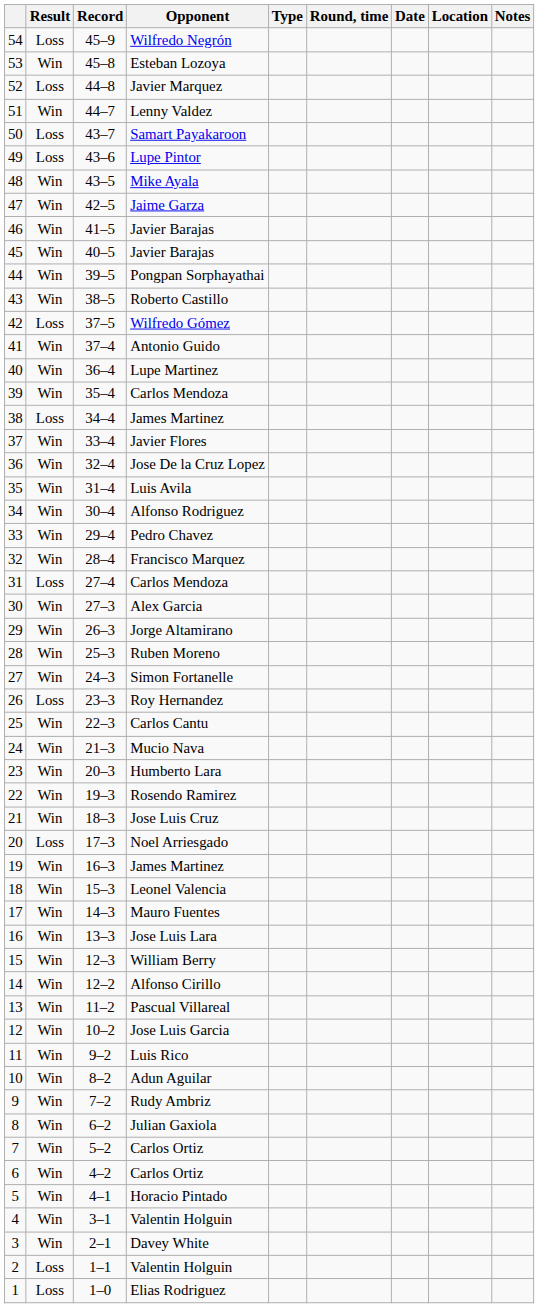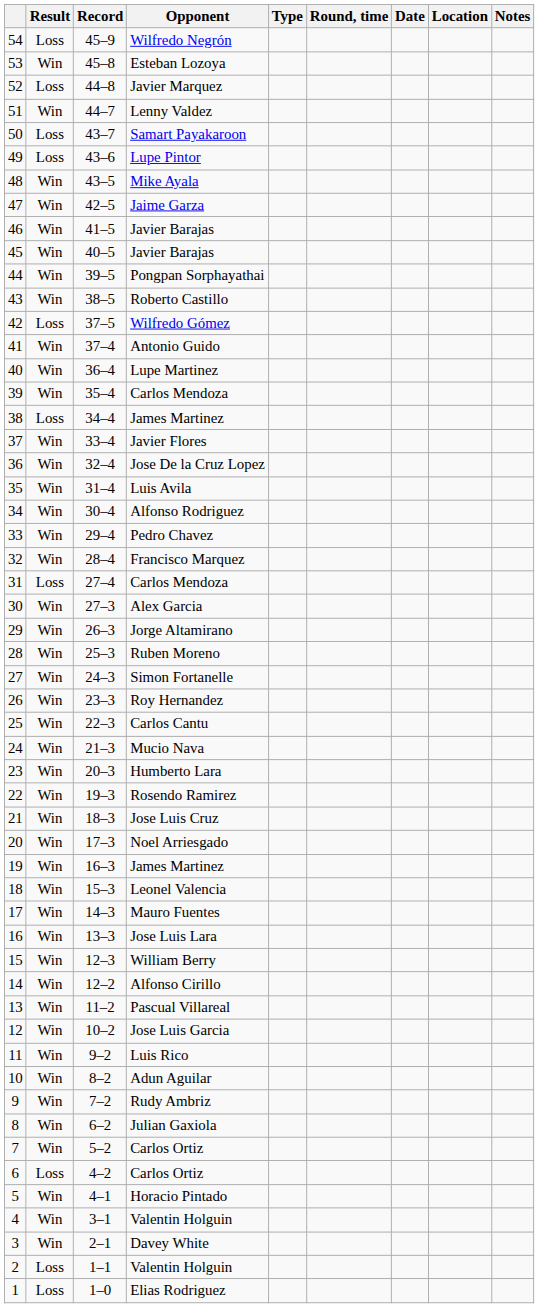(50, 700) Loss -> (50, 700) Win
(50, 842) Loss -> (50, 842) Win
(50, 1172) Win -> (50, 1172) Loss
